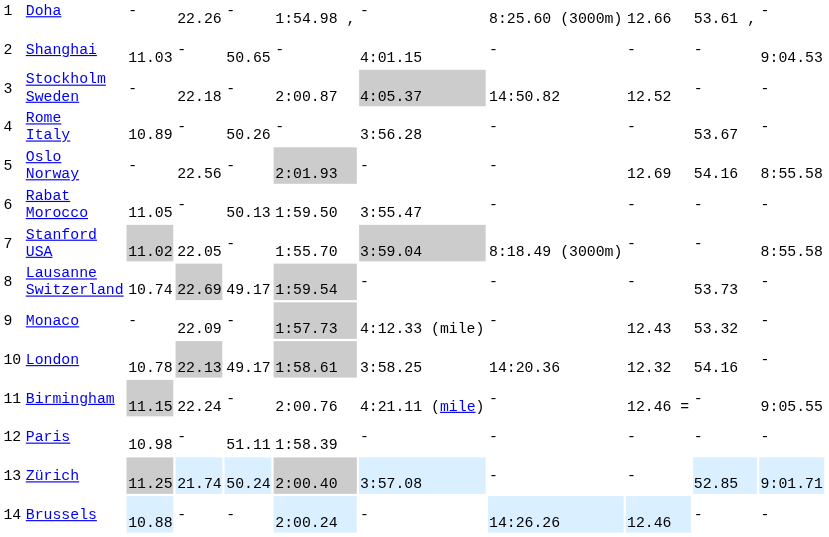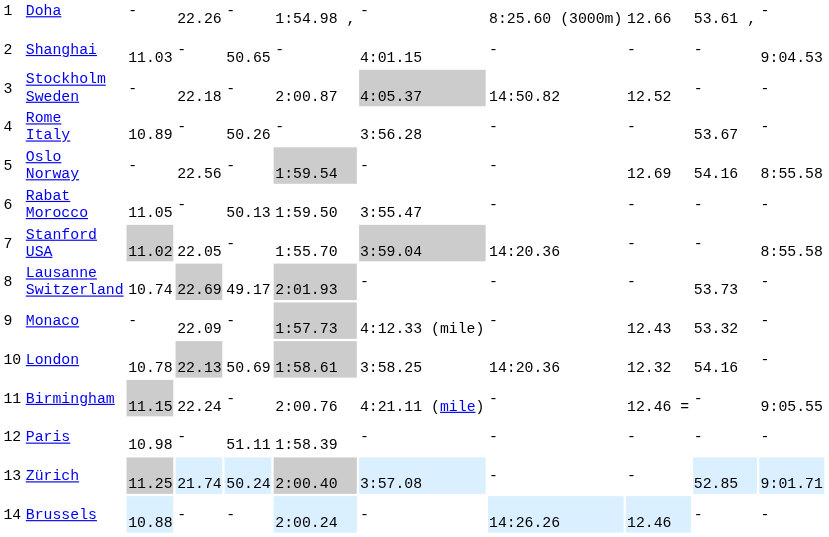(306, 174) 2:01.93 -> (306, 174) 1:59.54
(556, 252) 8:18.49 (3000m) -> (525, 252) 14:20.36
(306, 290) 1:59.54 -> (306, 290) 2:01.93
(248, 368) 49.17 -> (248, 368) 50.69
